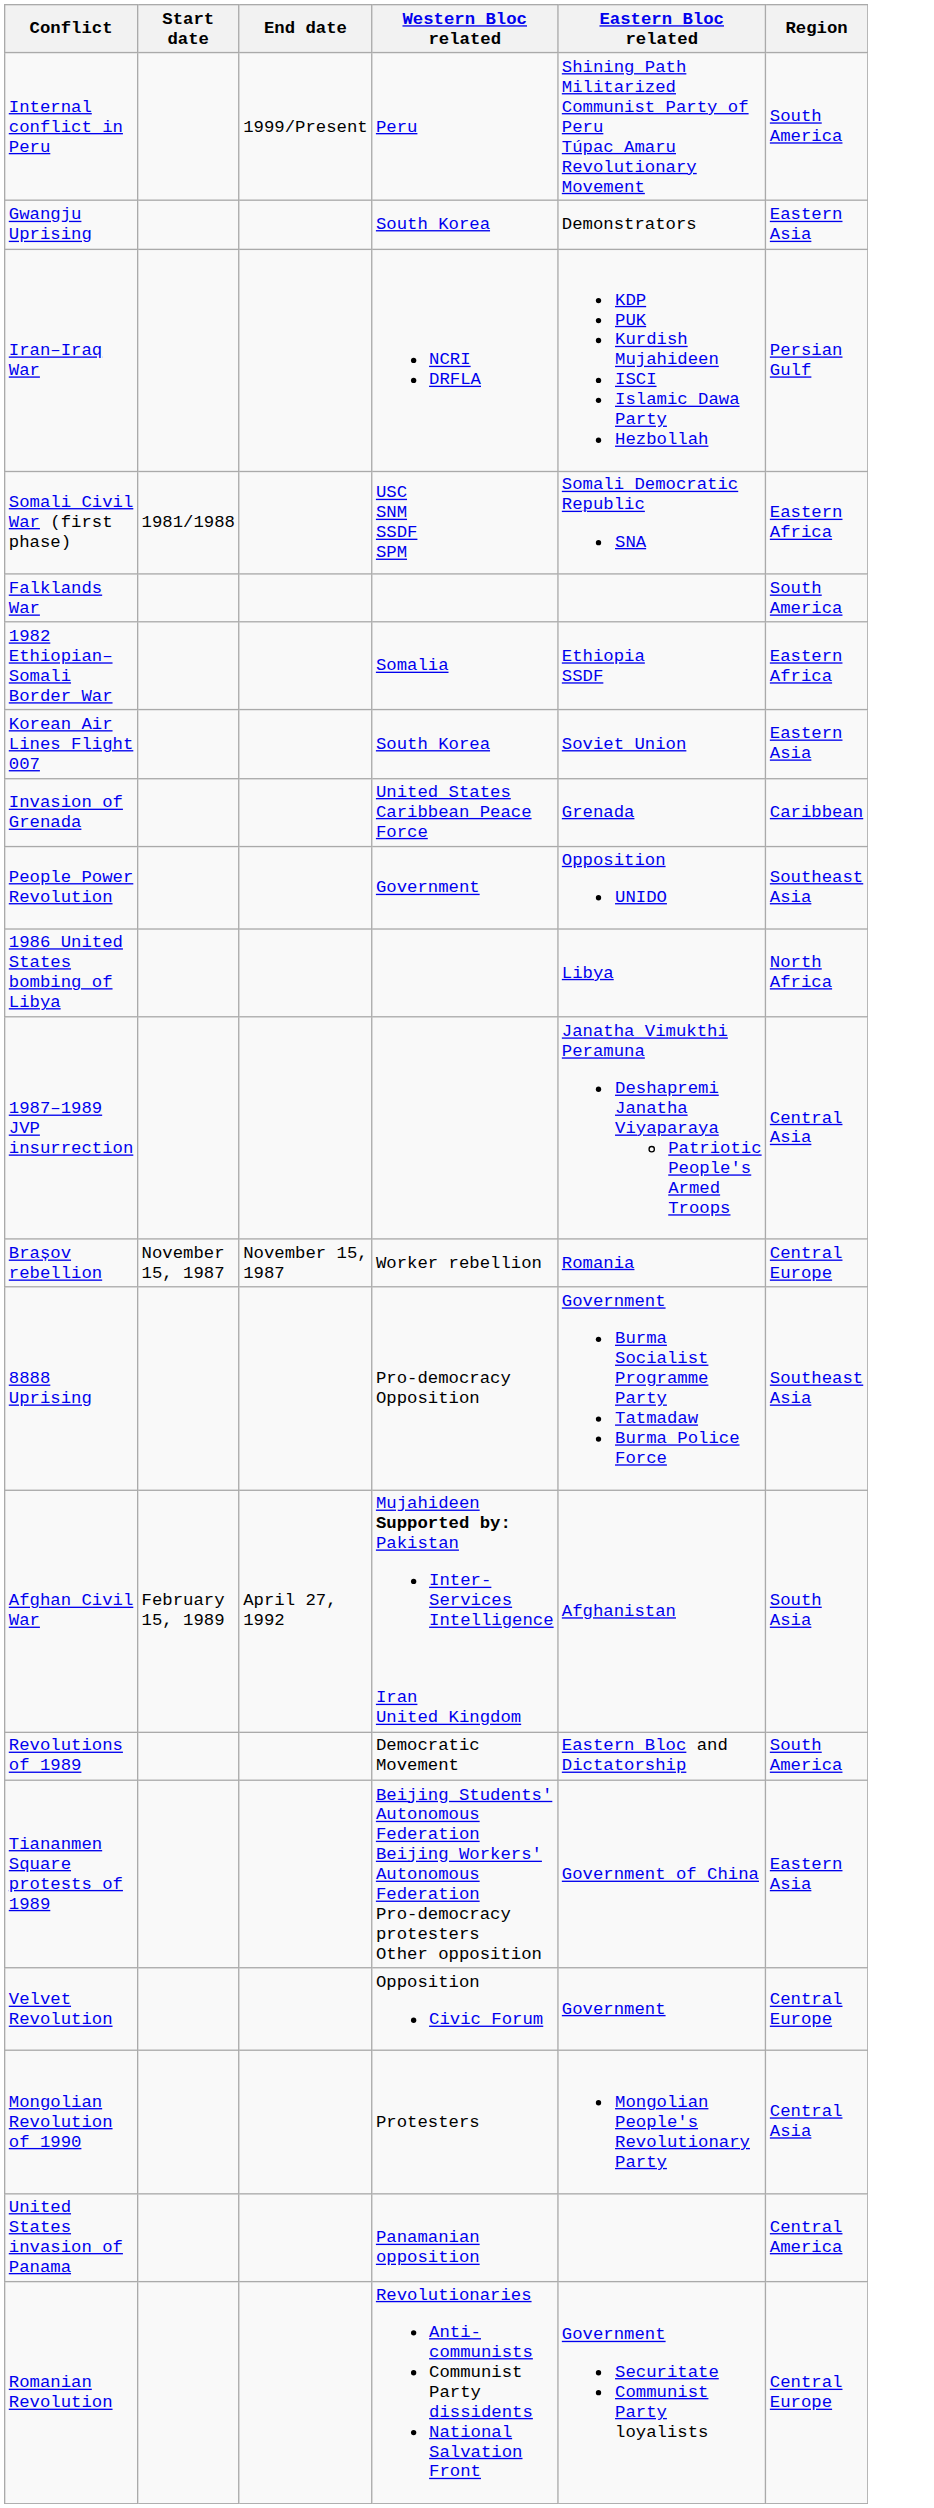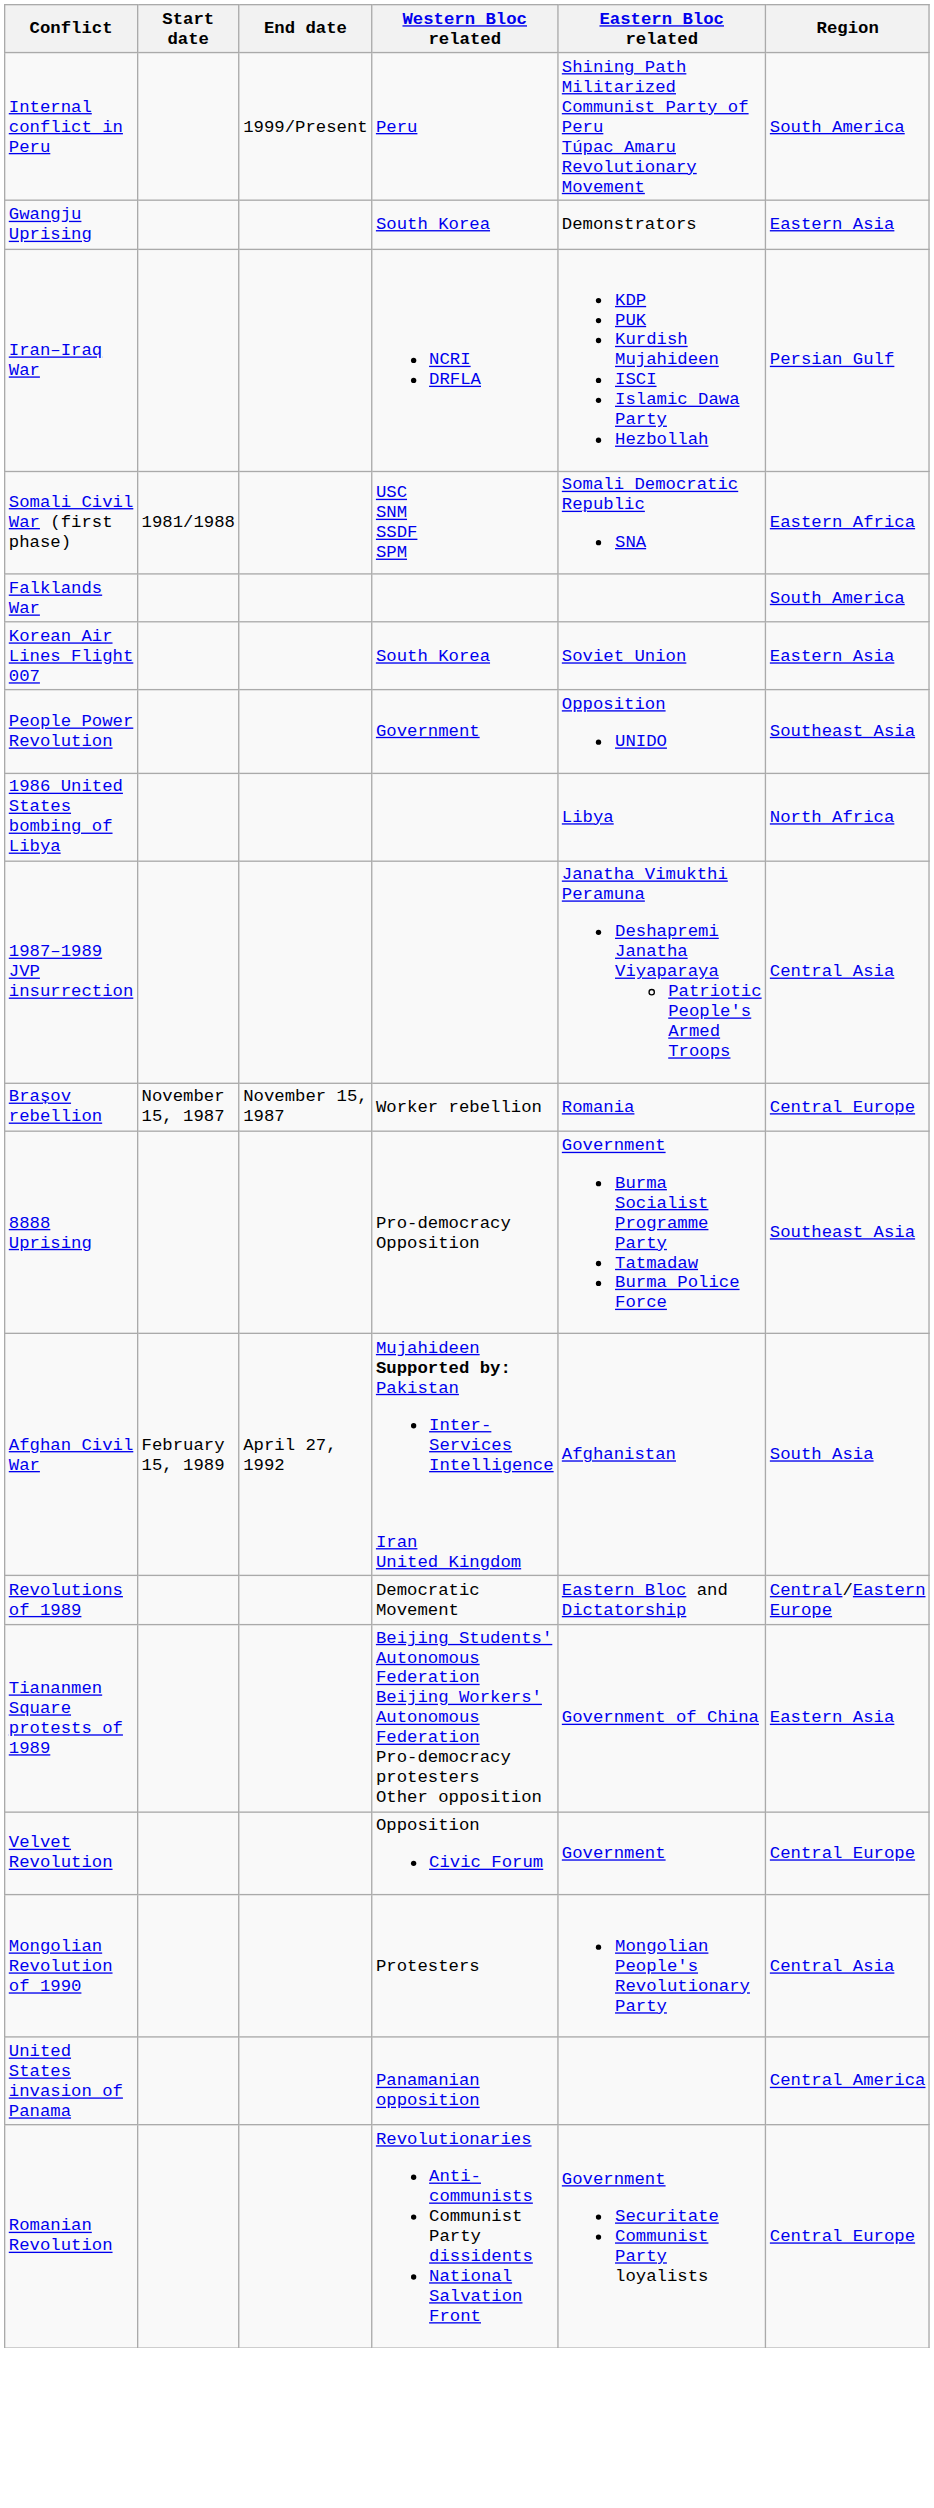- row: (61, 666)
- row: (66, 812)
(806, 1756) South America -> (848, 1600) Central/Eastern Europe
